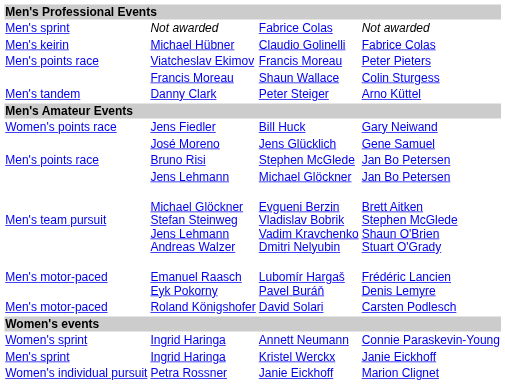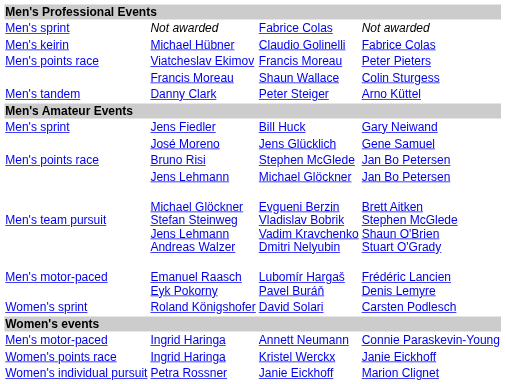(61, 127) Women's points race -> (37, 127) Men's sprint
(56, 307) Men's motor-paced -> (46, 307) Women's sprint
(46, 340) Women's sprint -> (56, 340) Men's motor-paced
(37, 357) Men's sprint -> (61, 357) Women's points race
